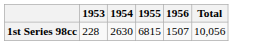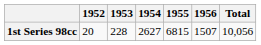+ column: (94, 13)
(122, 31) 2630 -> (150, 31) 2627
